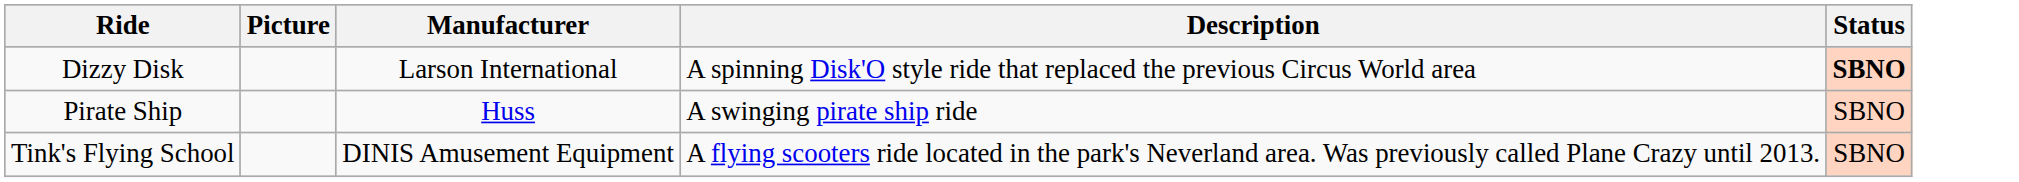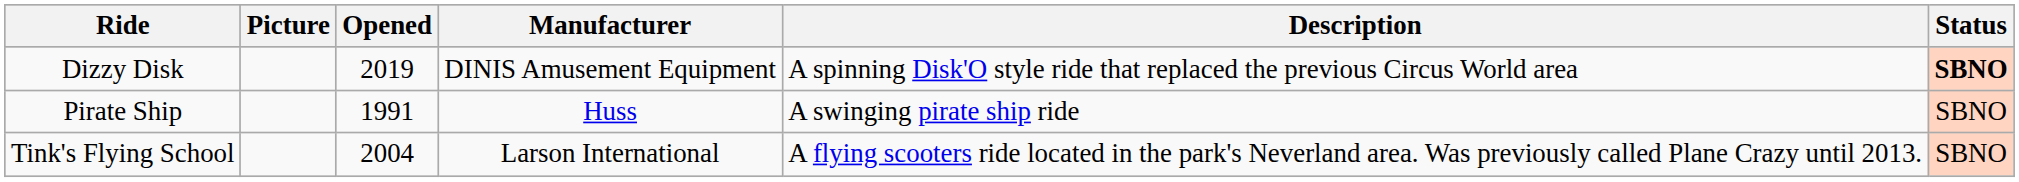+ column: (387, 25)
(508, 68) Larson International -> (610, 68) DINIS Amusement Equipment
(508, 153) DINIS Amusement Equipment -> (610, 153) Larson International
